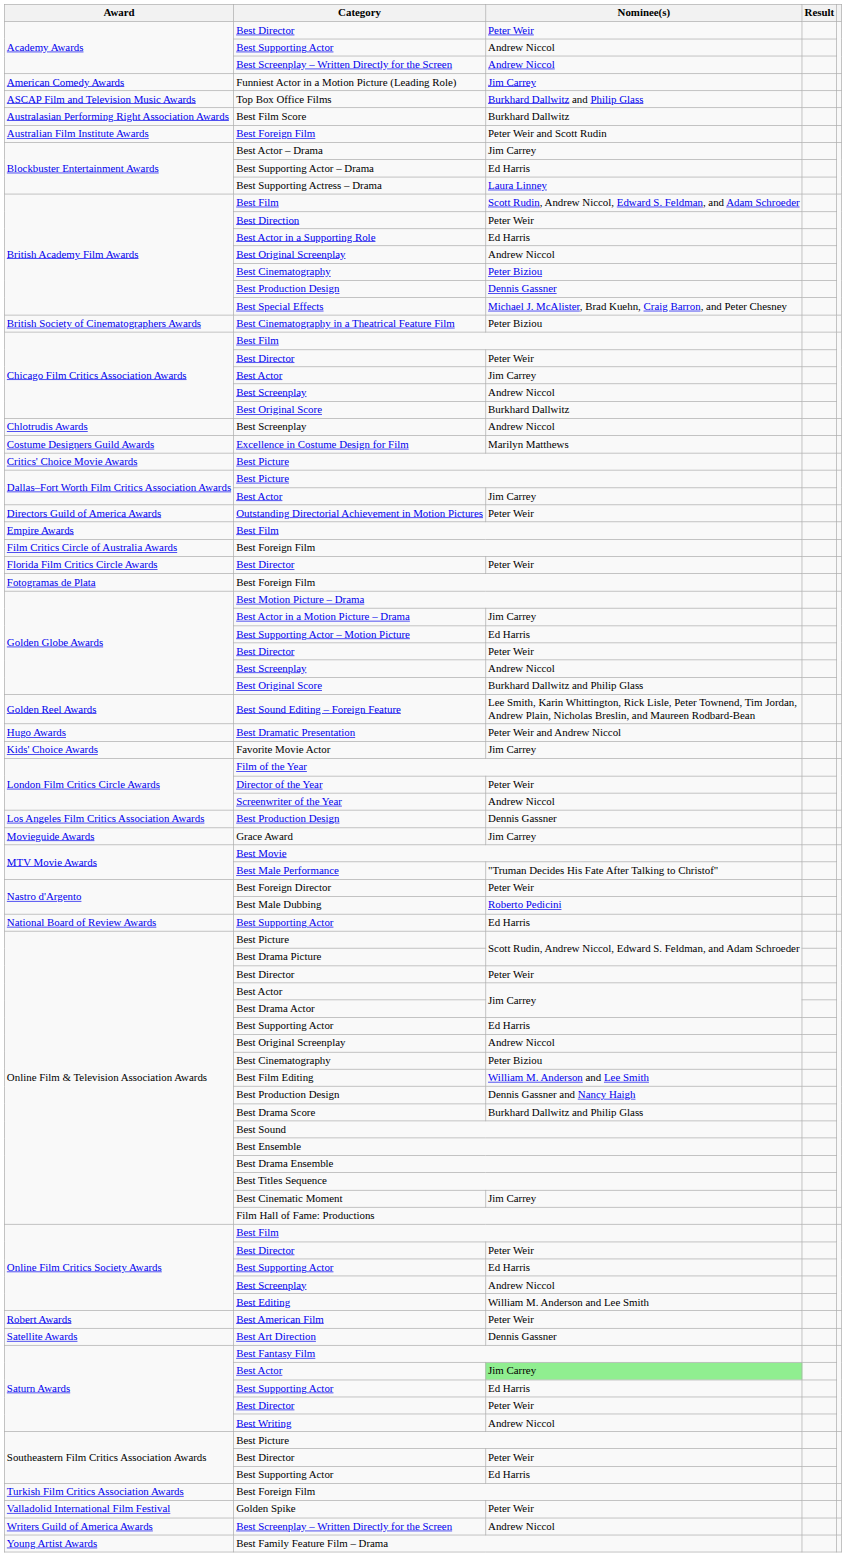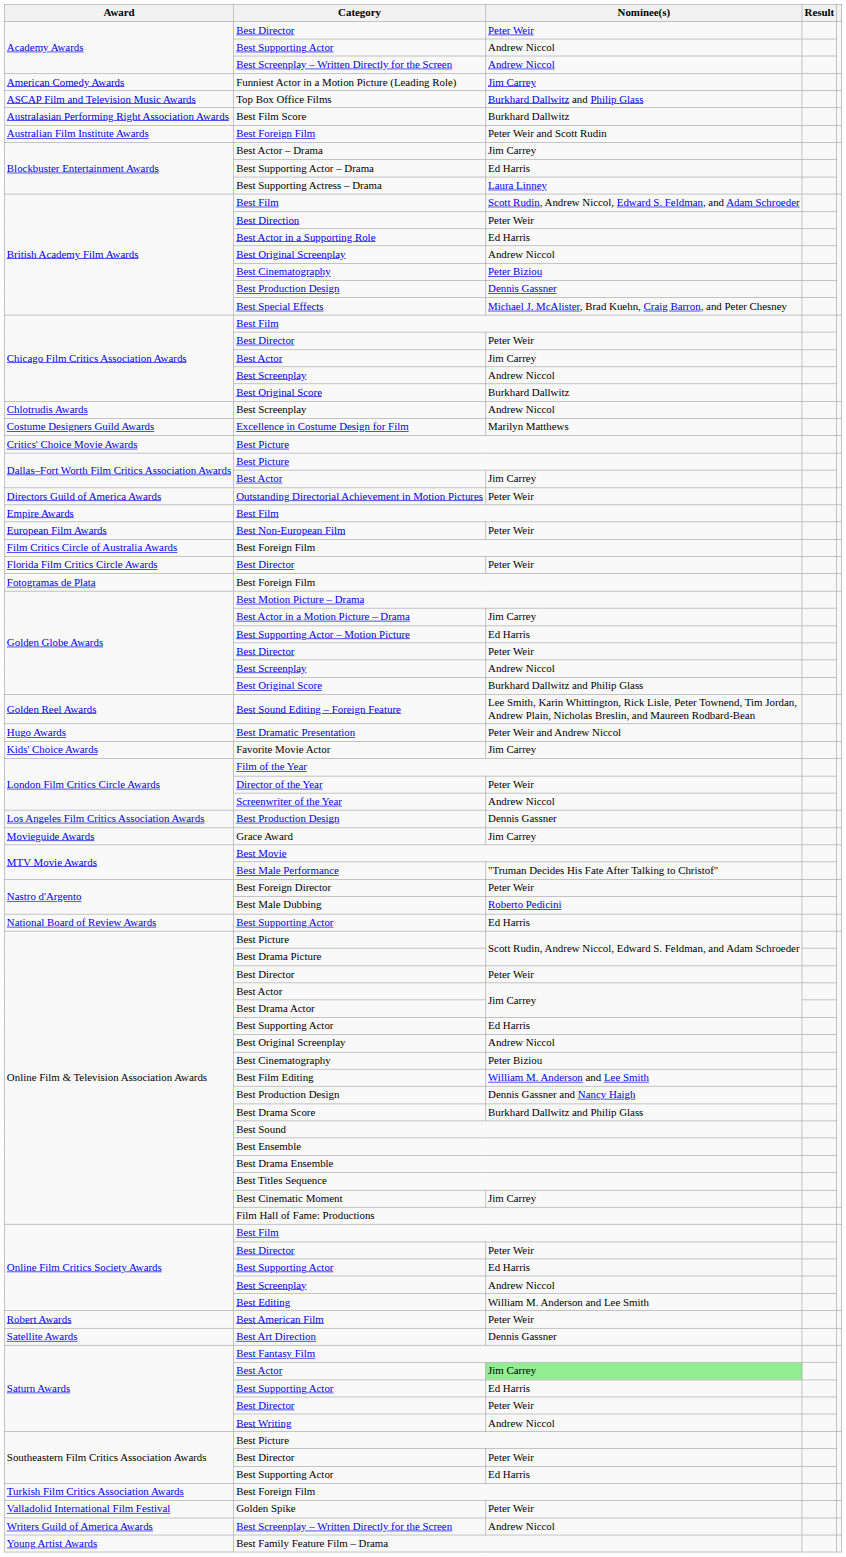- row: (104, 323)
+ row: (57, 530)
